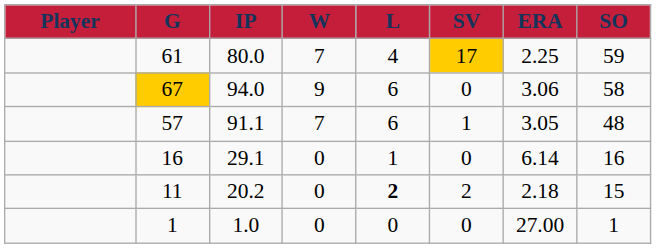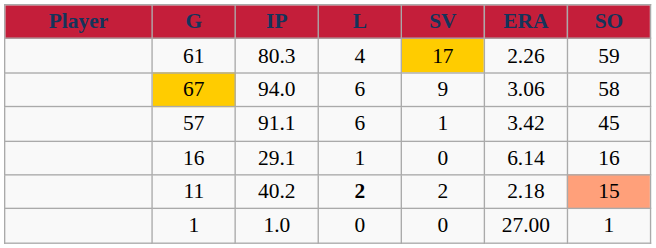- column: (319, 21)
(246, 55) 80.0 -> (277, 55) 80.3
(540, 55) 2.25 -> (526, 55) 2.26
(466, 89) 0 -> (443, 89) 9
(540, 123) 3.05 -> (526, 123) 3.42
(614, 123) 48 -> (609, 123) 45
(246, 191) 20.2 -> (277, 191) 40.2
(614, 191) no background -> (609, 191) lightsalmon background
